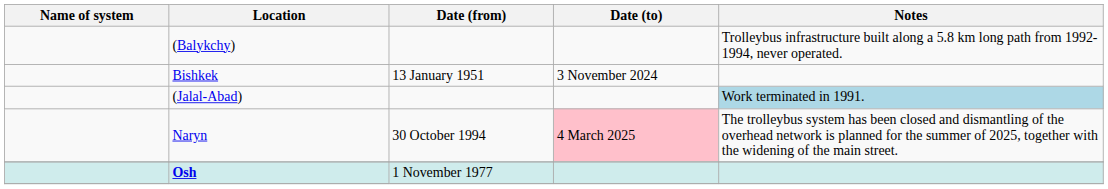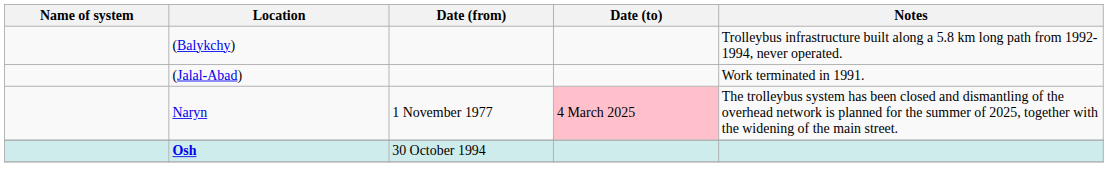- row: (195, 75)
(793, 97) lightblue background -> (793, 75) no background
(439, 135) 30 October 1994 -> (442, 113) 1 November 1977
(442, 172) 1 November 1977 -> (439, 150) 30 October 1994
